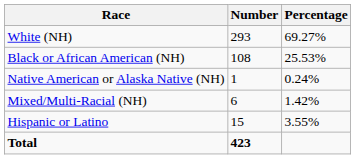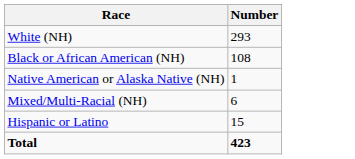- column: (316, 15)
